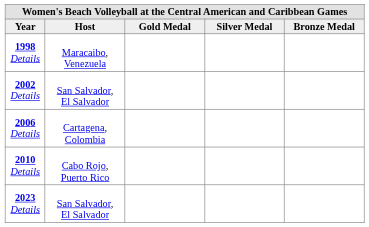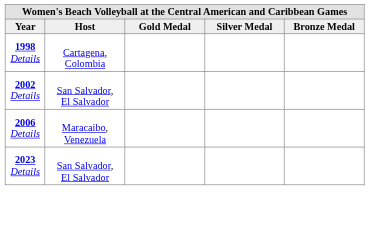(85, 58) Maracaibo, Venezuela -> (85, 58) Cartagena, Colombia
(85, 134) Cartagena, Colombia -> (85, 134) Maracaibo, Venezuela
- row: (25, 166)
